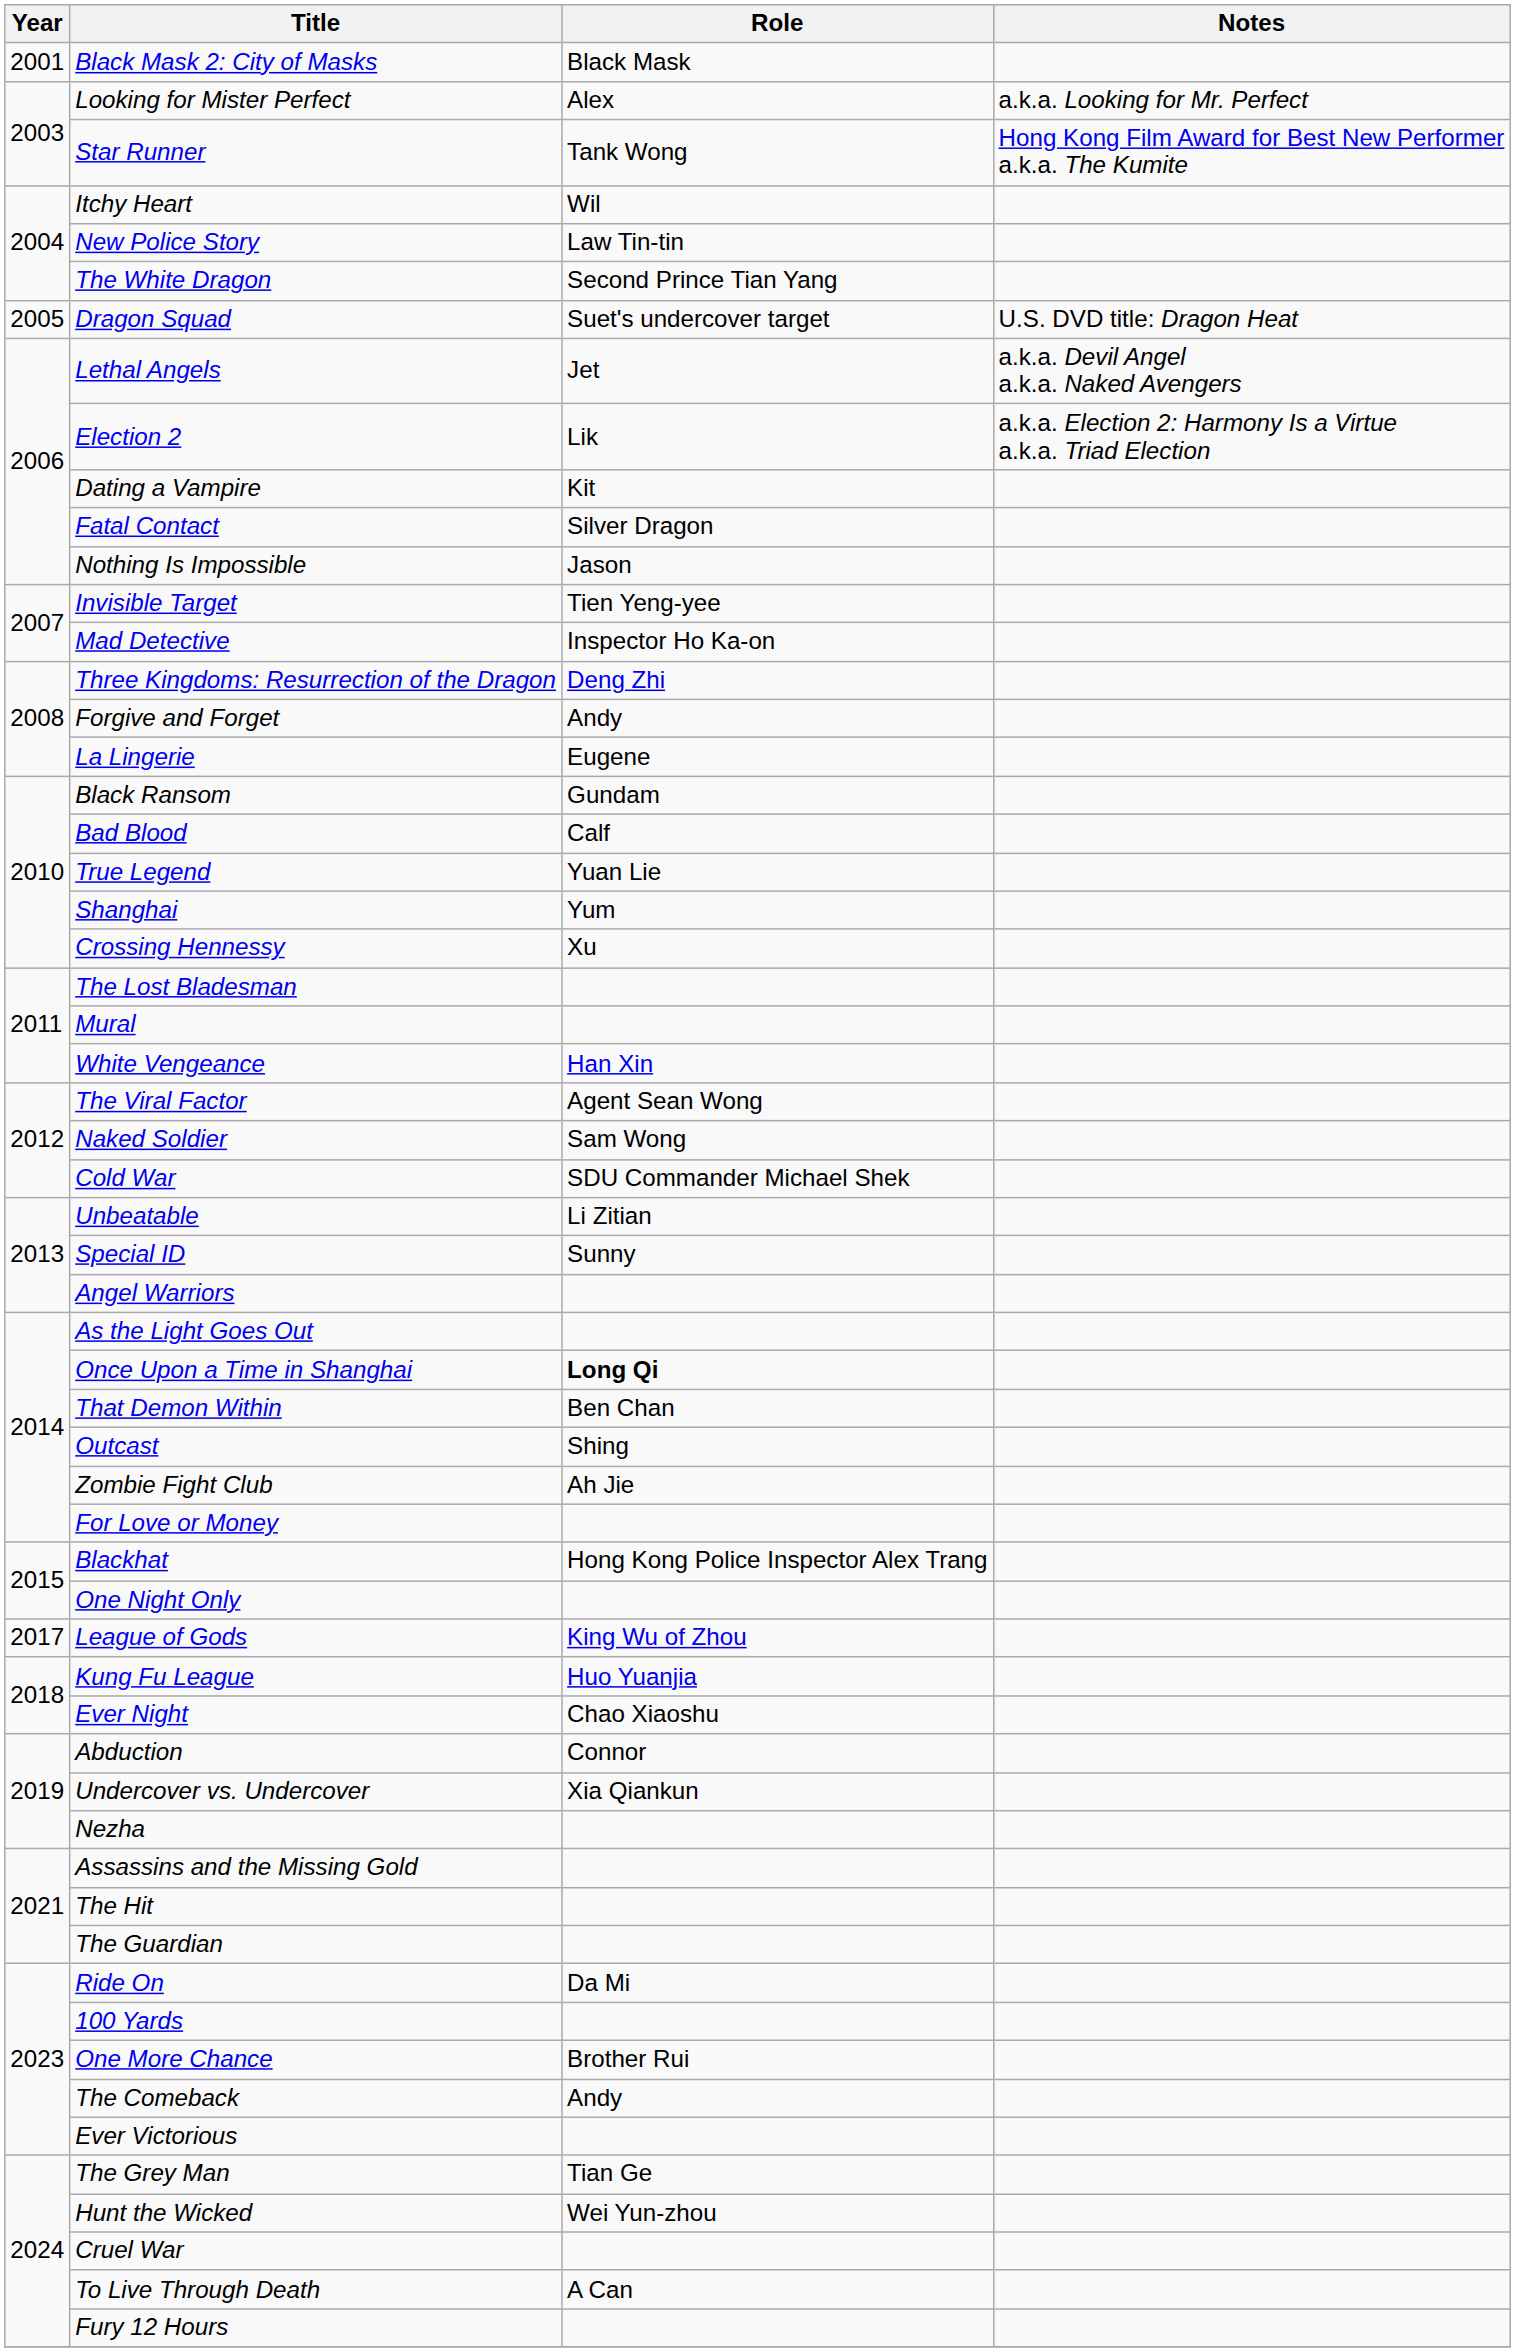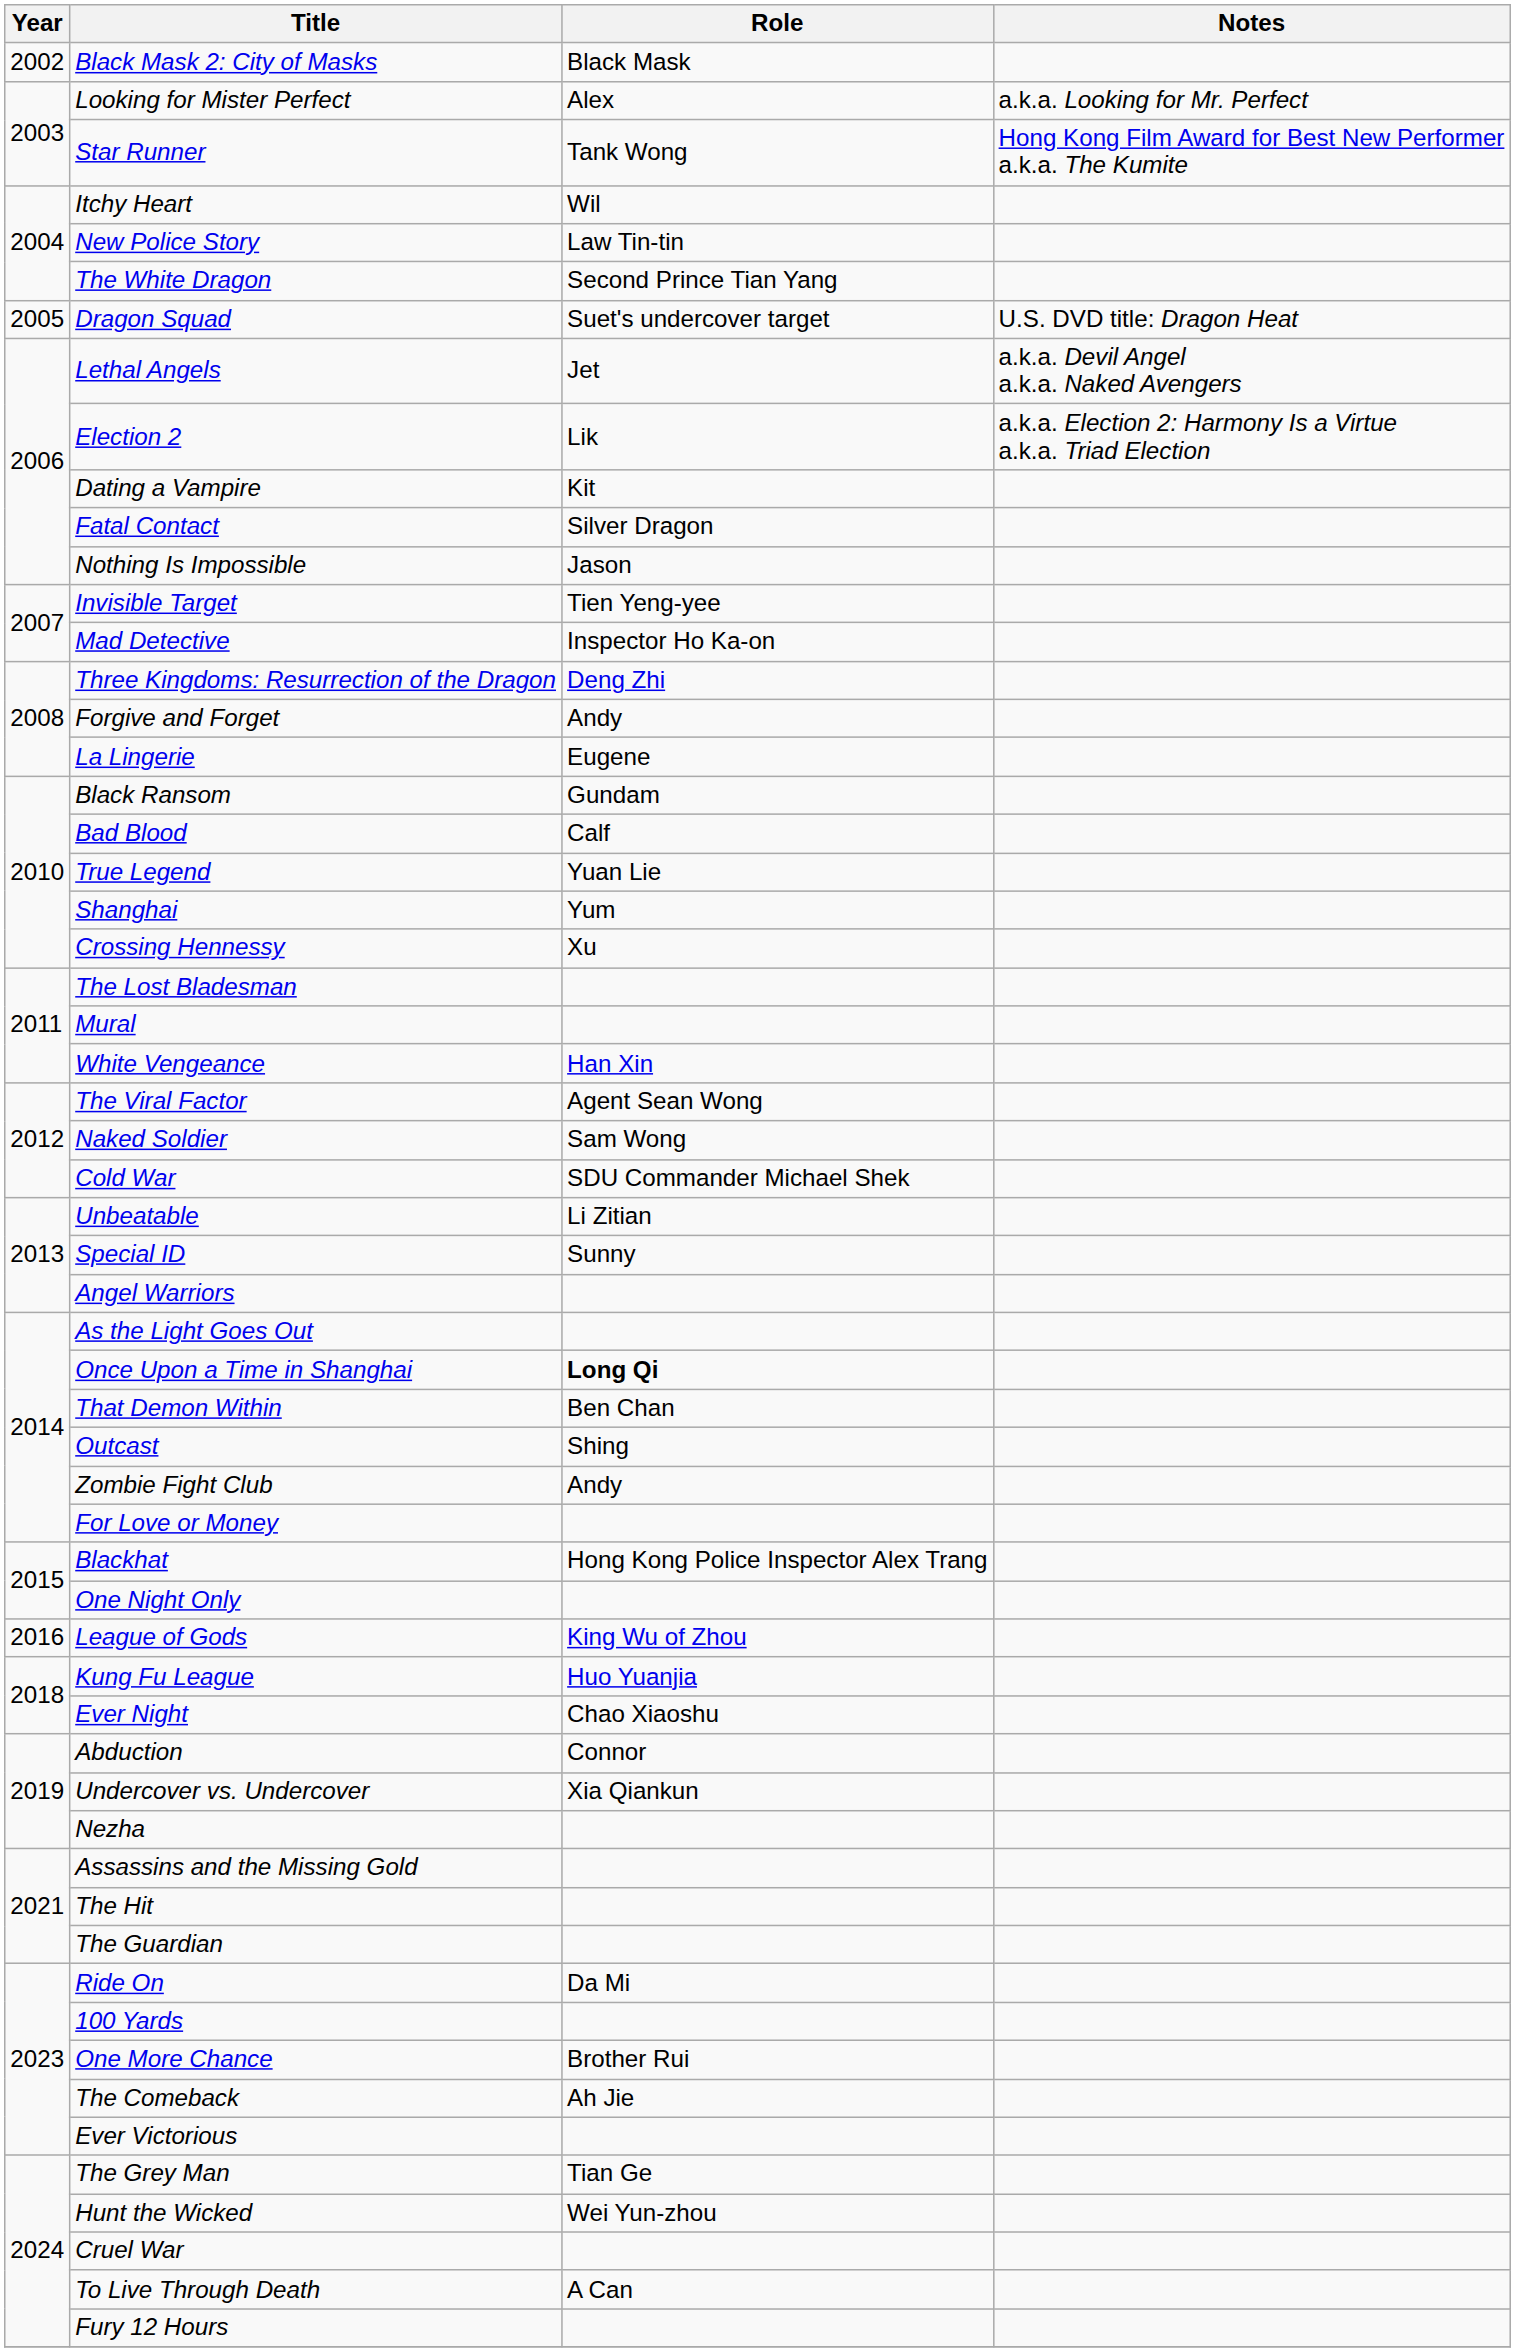(37, 61) 2001 -> (37, 61) 2002
(601, 1484) Ah Jie -> (595, 1484) Andy
(37, 1637) 2017 -> (37, 1637) 2016
(595, 2097) Andy -> (601, 2097) Ah Jie
